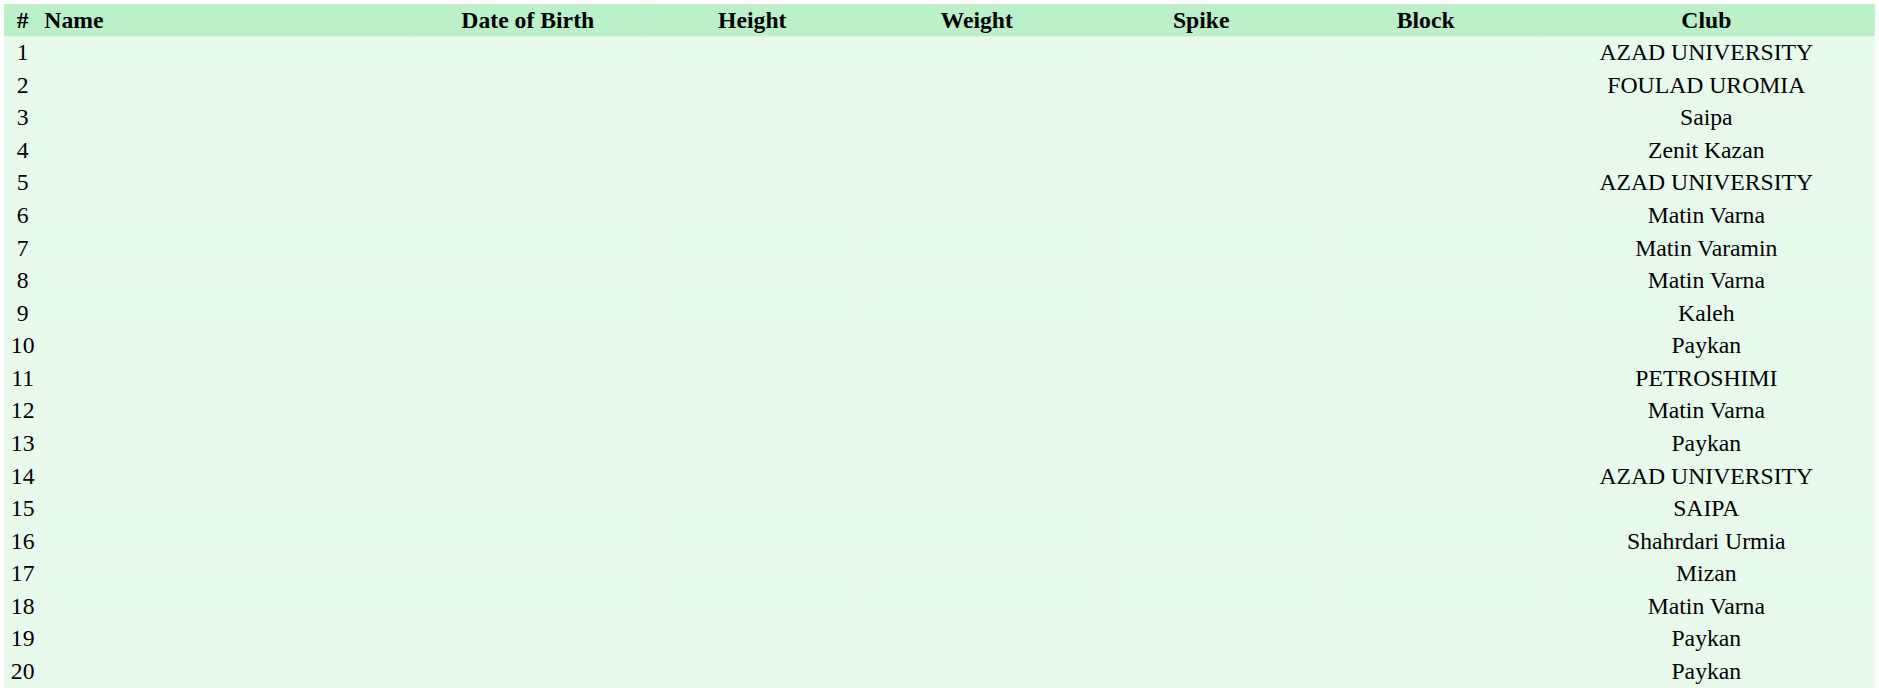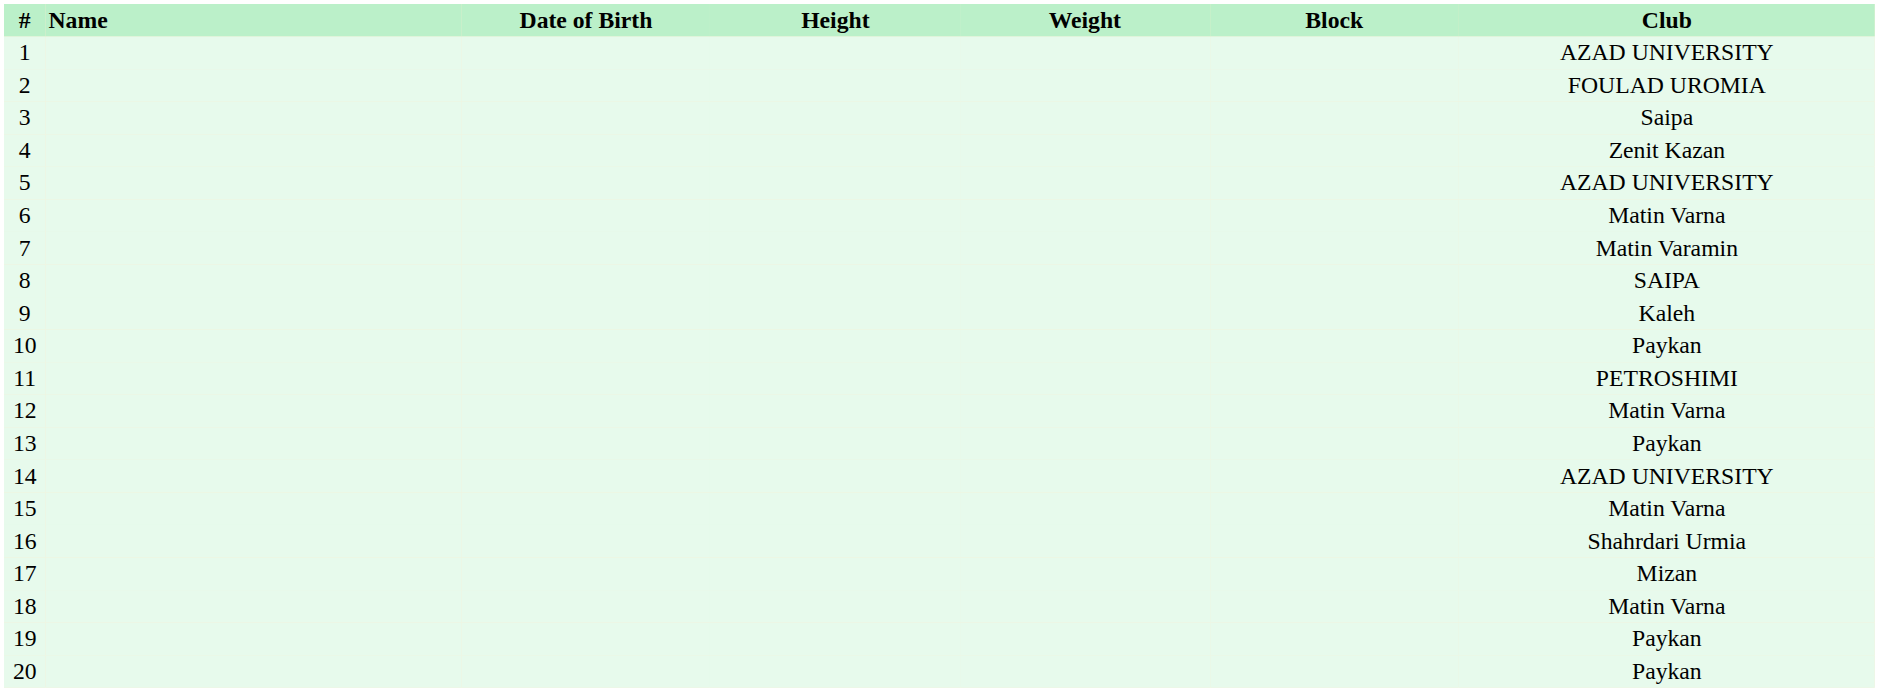- column: (1201, 20)
(1706, 280) Matin Varna -> (1667, 280) SAIPA
(1706, 508) SAIPA -> (1667, 508) Matin Varna
